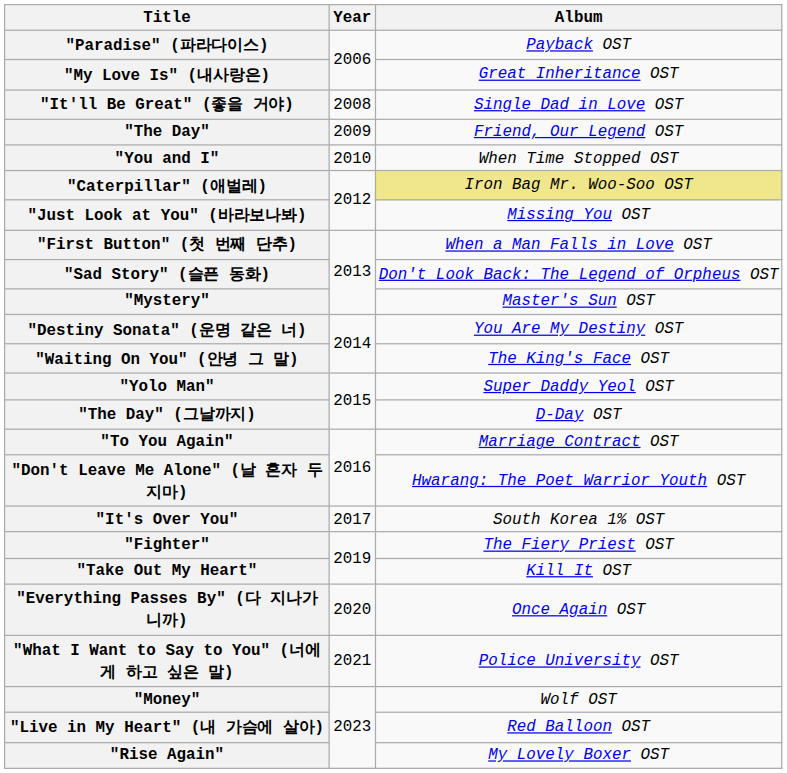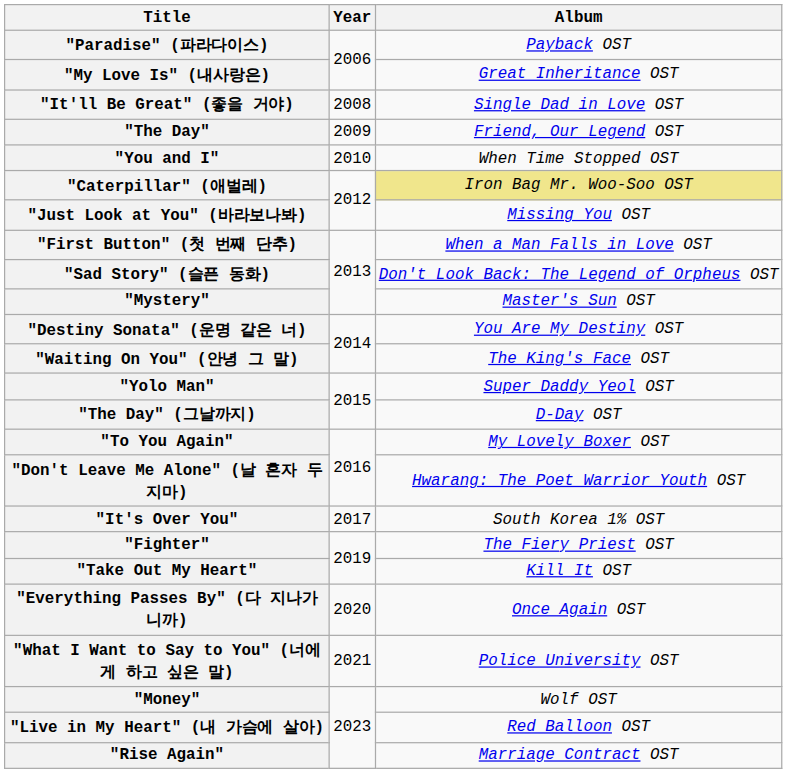(579, 442) Marriage Contract OST -> (579, 442) My Lovely Boxer OST
(579, 755) My Lovely Boxer OST -> (579, 755) Marriage Contract OST
